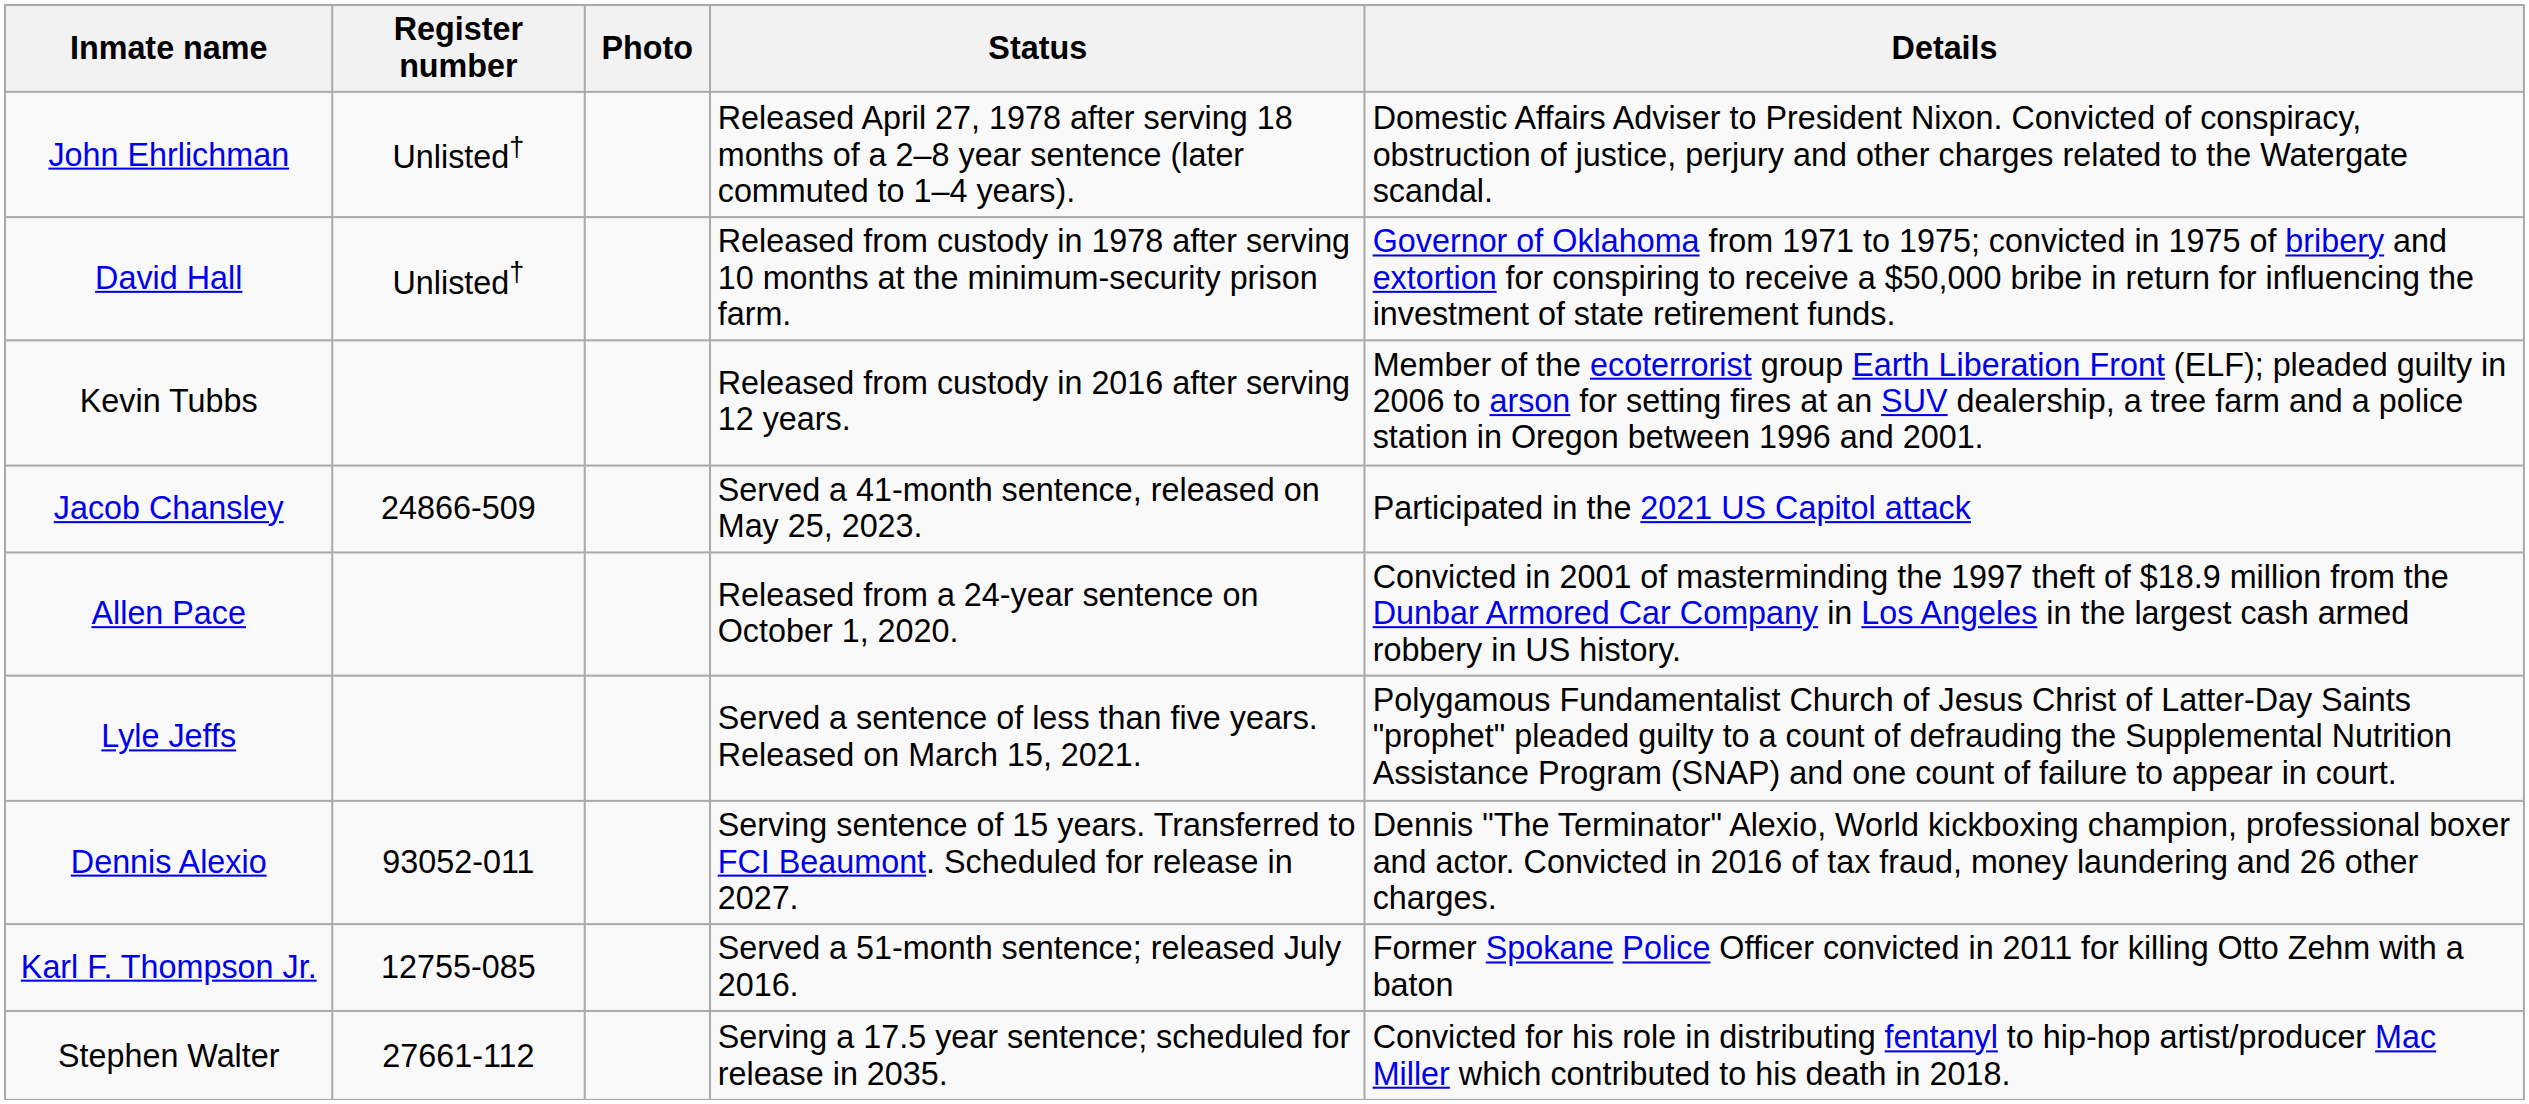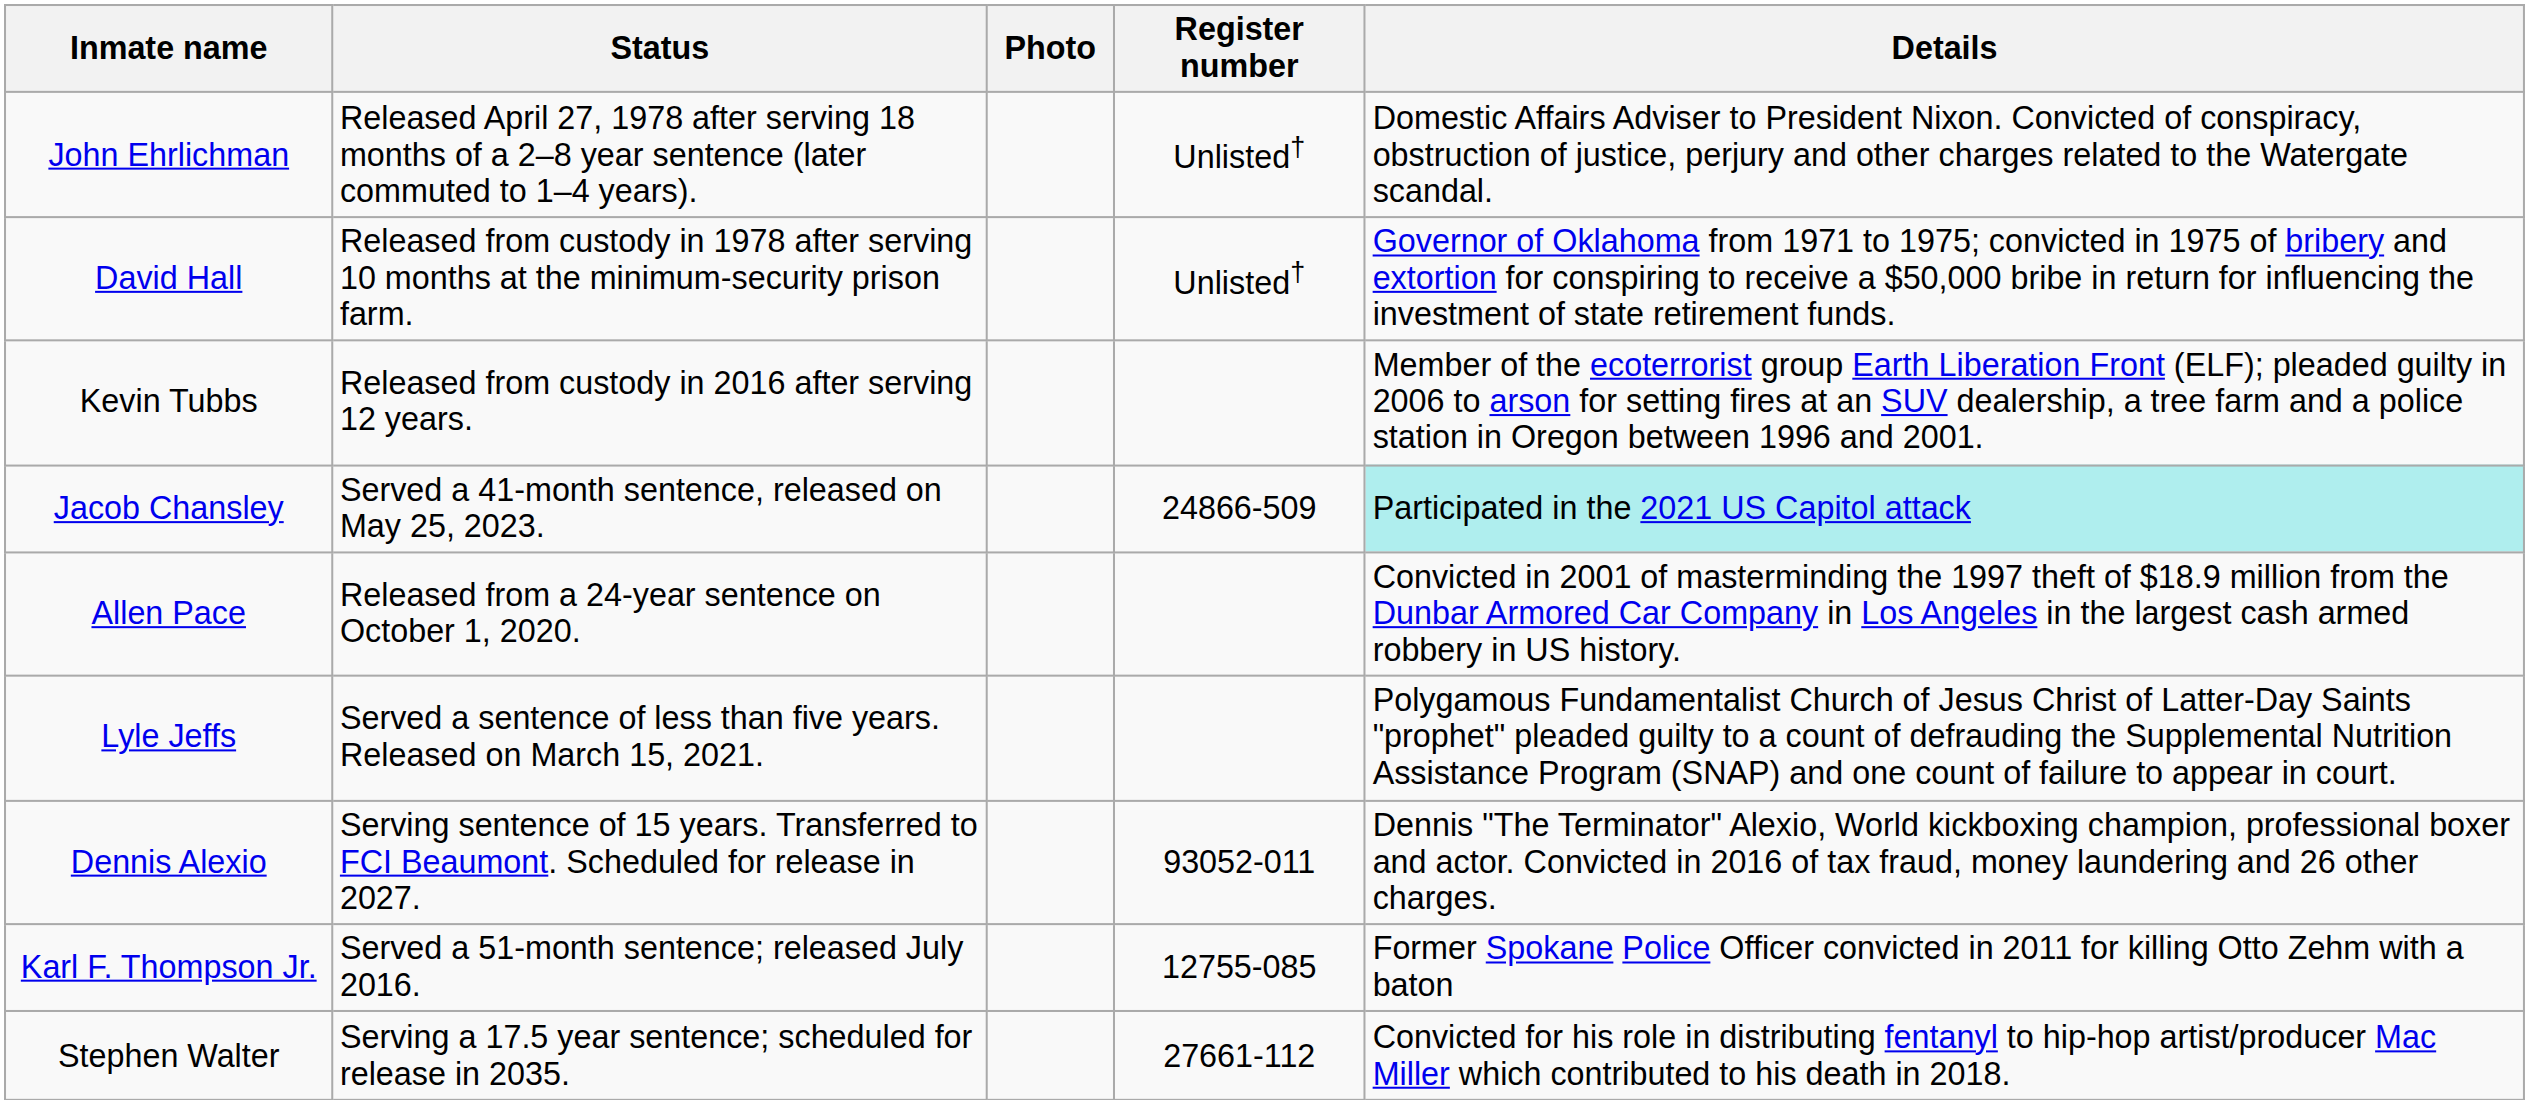columns swapped: (458, 48) <-> (1038, 48)
(1672, 507) no background -> (1672, 507) paleturquoise background
